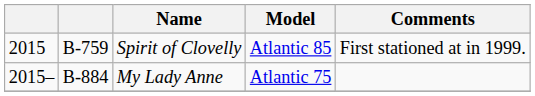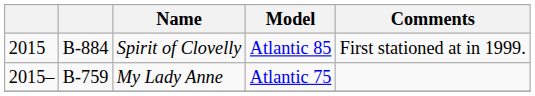(86, 47) B-759 -> (86, 47) B-884
(86, 76) B-884 -> (86, 76) B-759
